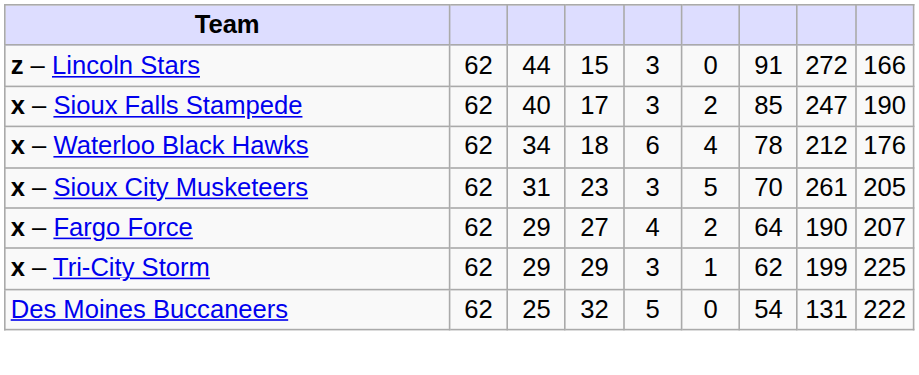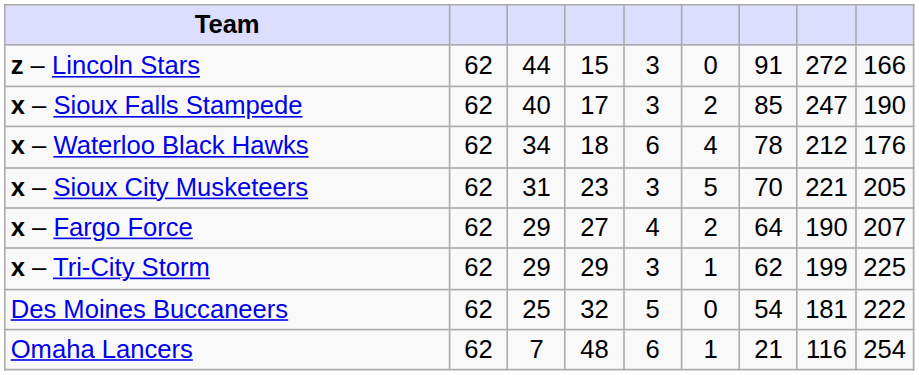(826, 187) 261 -> (826, 187) 221
(826, 308) 131 -> (826, 308) 181
+ row: (102, 349)
